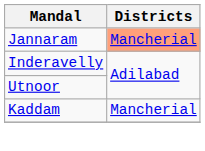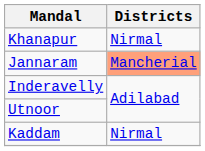+ row: (43, 40)
(153, 110) Mancherial -> (136, 134) Nirmal
